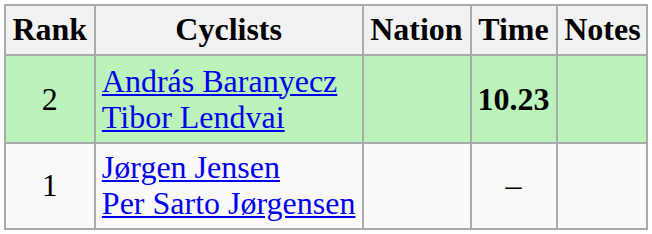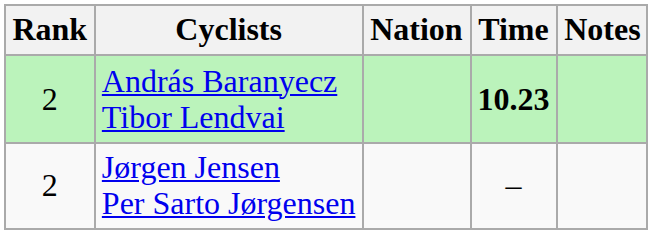(50, 185) 1 -> (50, 185) 2
